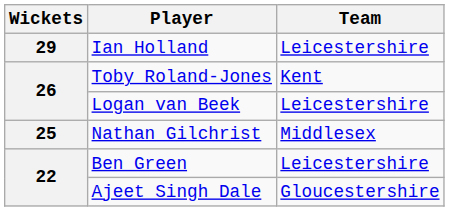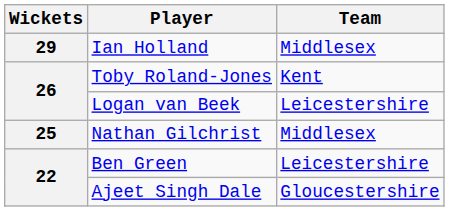(355, 48) Leicestershire -> (328, 48) Middlesex
